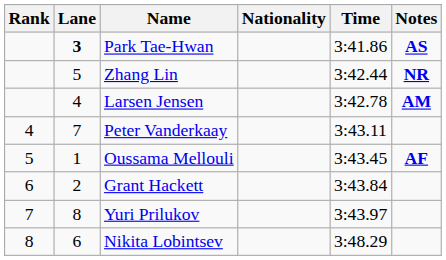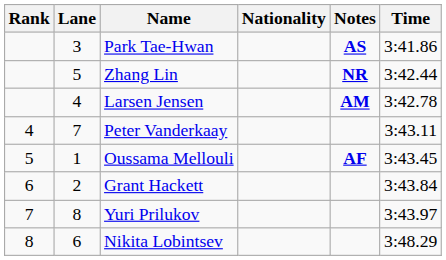columns swapped: (361, 18) <-> (416, 18)
(77, 46) bold -> (77, 46) normal
